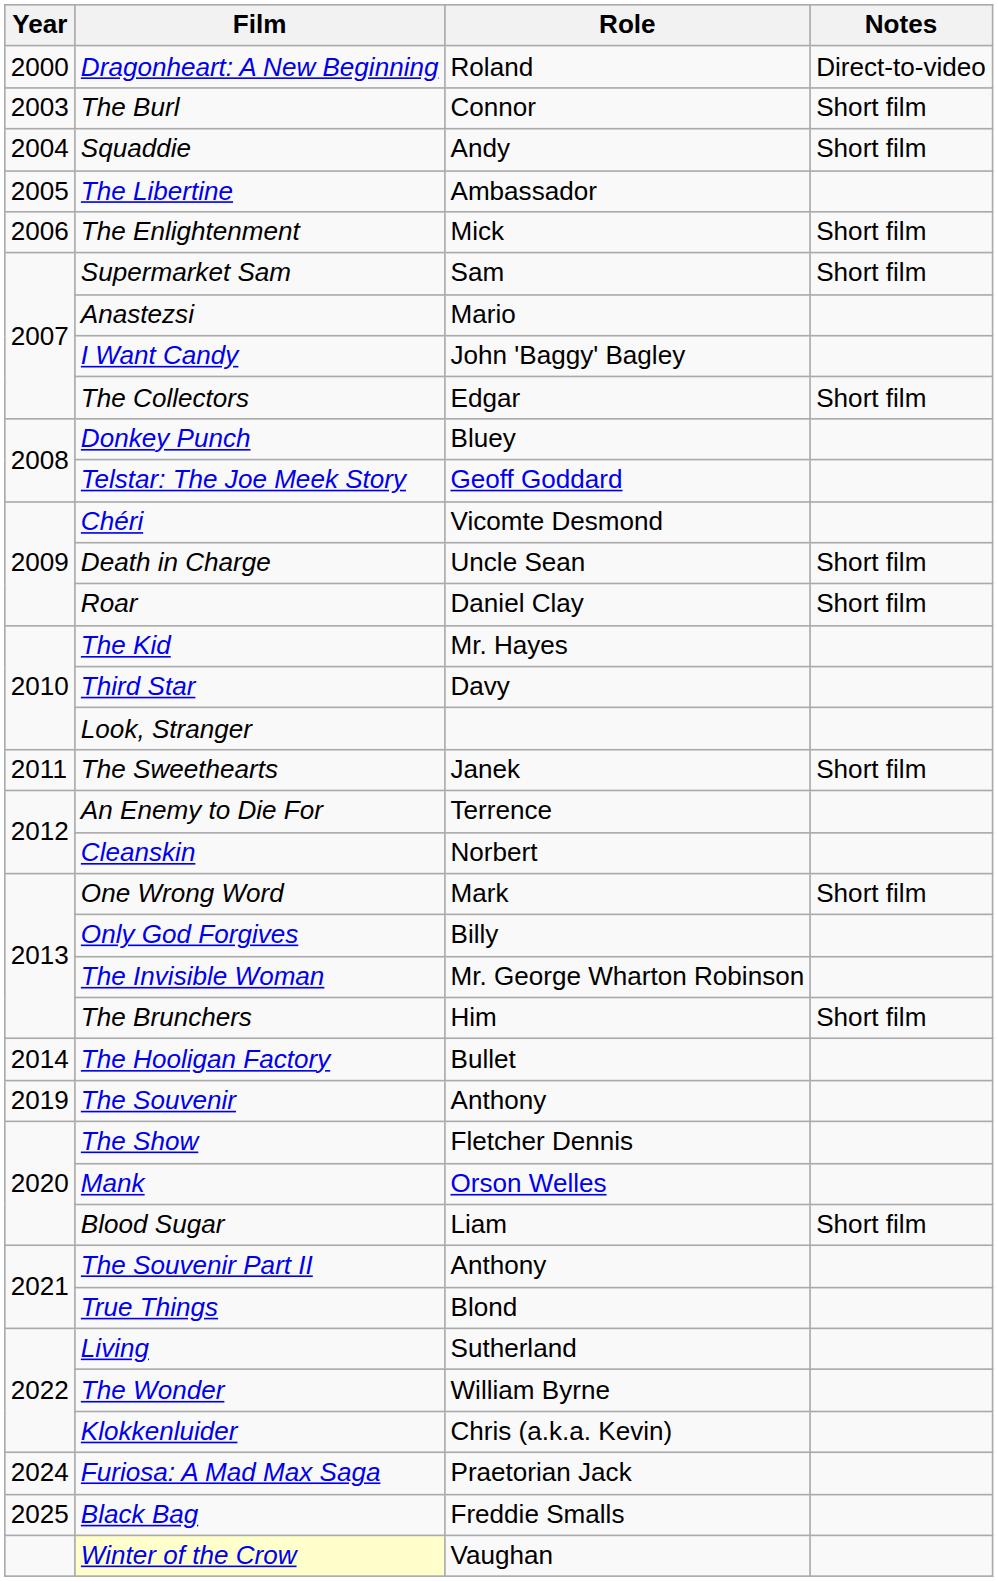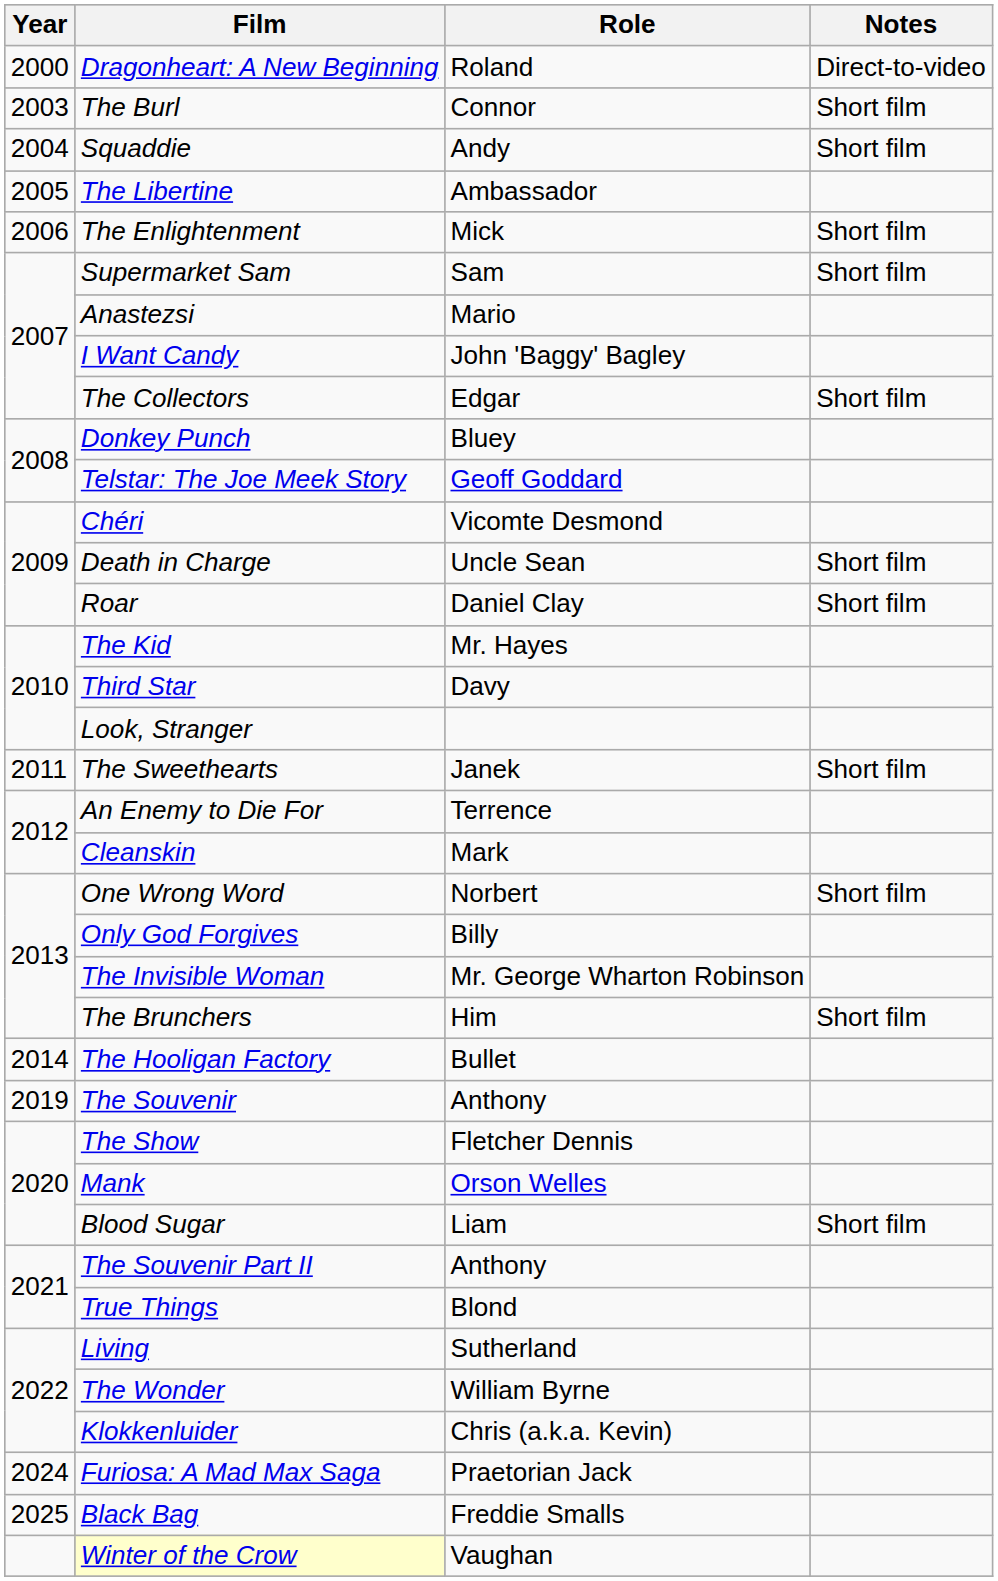(494, 852) Norbert -> (479, 852) Mark
(479, 893) Mark -> (494, 893) Norbert
